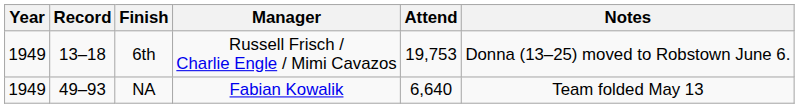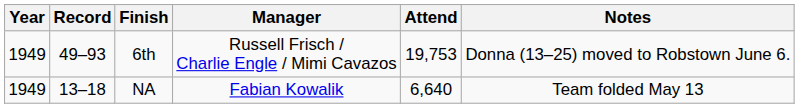(82, 53) 13–18 -> (82, 53) 49–93
(82, 90) 49–93 -> (82, 90) 13–18
